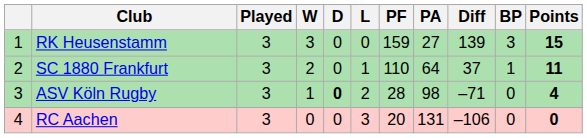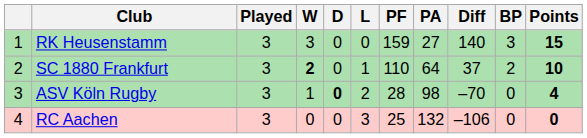(472, 42) 139 -> (472, 42) 140
(310, 68) normal -> (310, 68) bold
(511, 68) 1 -> (511, 68) 2
(554, 68) 11 -> (554, 68) 10
(472, 94) –71 -> (472, 94) –70
(396, 119) 20 -> (396, 119) 25
(431, 119) 131 -> (431, 119) 132
